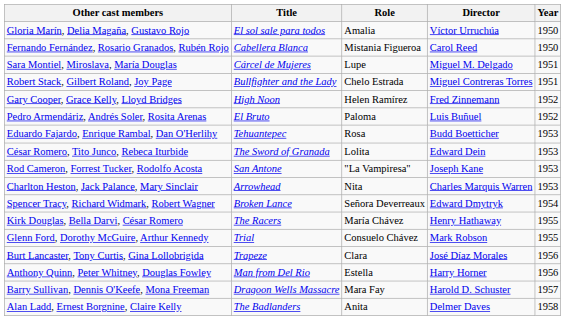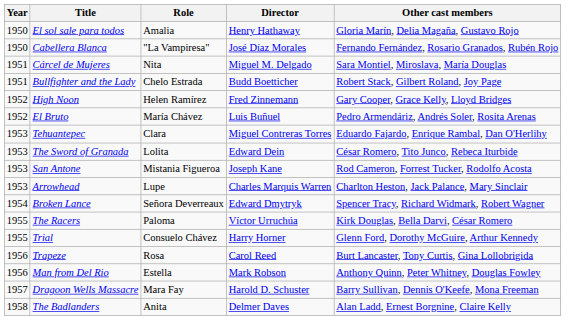columns swapped: (548, 13) <-> (118, 13)
(464, 30) Víctor Urruchúa -> (264, 30) Henry Hathaway
(383, 47) Mistania Figueroa -> (176, 47) "La Vampiresa"
(454, 47) Carol Reed -> (267, 47) José Díaz Morales
(355, 65) Lupe -> (152, 65) Nita
(481, 82) Miguel Contreras Torres -> (263, 82) Budd Boetticher
(360, 117) Paloma -> (173, 117) María Chávez
(355, 134) Rosa -> (155, 134) Clara
(464, 134) Budd Boetticher -> (280, 134) Miguel Contreras Torres
(378, 168) "La Vampiresa" -> (182, 168) Mistania Figueroa
(353, 186) Nita -> (154, 186) Lupe
(374, 220) María Chávez -> (159, 220) Paloma
(465, 220) Henry Hathaway -> (263, 220) Víctor Urruchúa
(459, 238) Mark Robson -> (257, 238) Harry Horner
(356, 255) Clara -> (154, 255) Rosa
(469, 255) José Díaz Morales -> (252, 255) Carol Reed
(458, 272) Harry Horner -> (257, 272) Mark Robson
